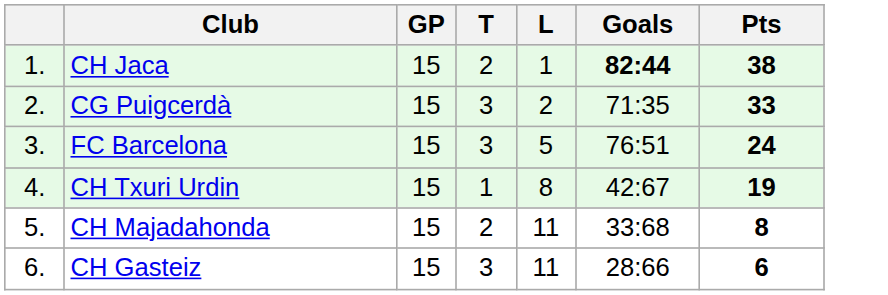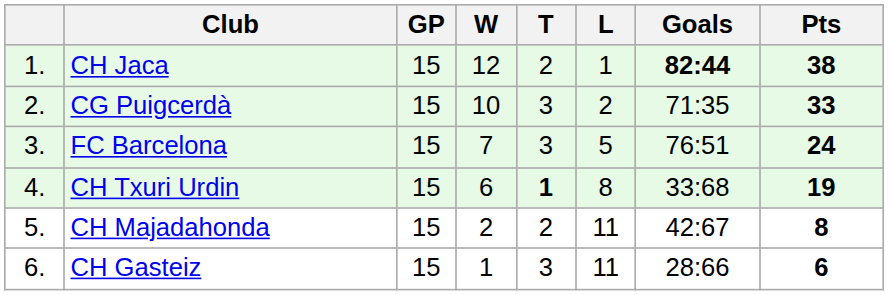+ column: (486, 24)
(486, 187) normal -> (546, 187) bold
(638, 187) 42:67 -> (697, 187) 33:68
(638, 227) 33:68 -> (697, 227) 42:67
